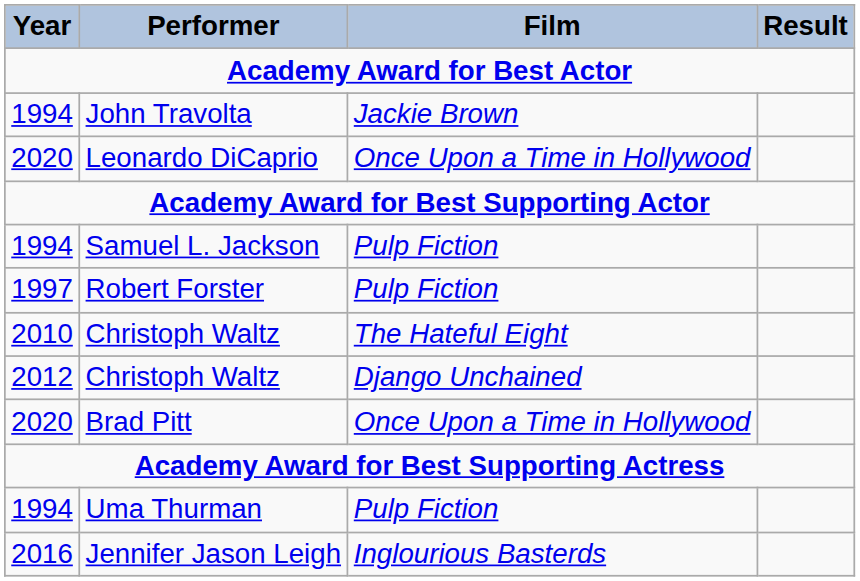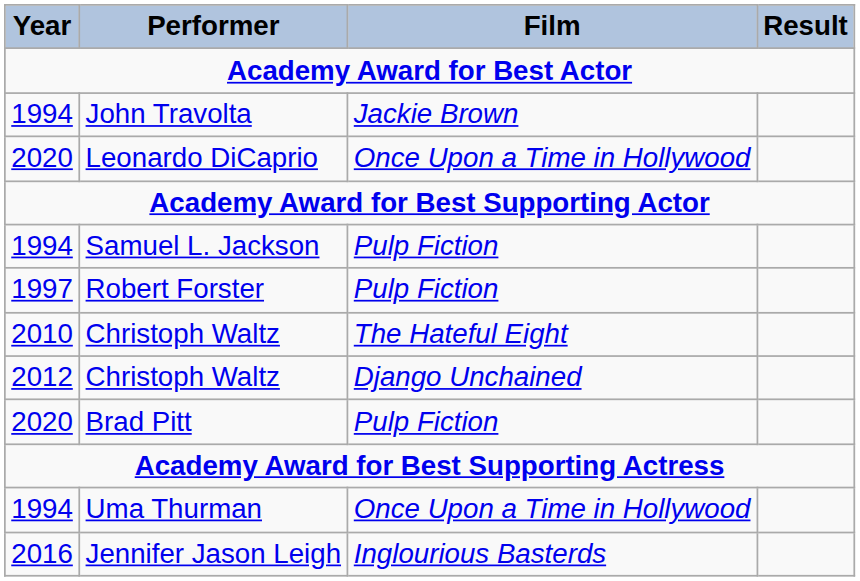(552, 421) Once Upon a Time in Hollywood -> (426, 421) Pulp Fiction
(426, 509) Pulp Fiction -> (552, 509) Once Upon a Time in Hollywood
